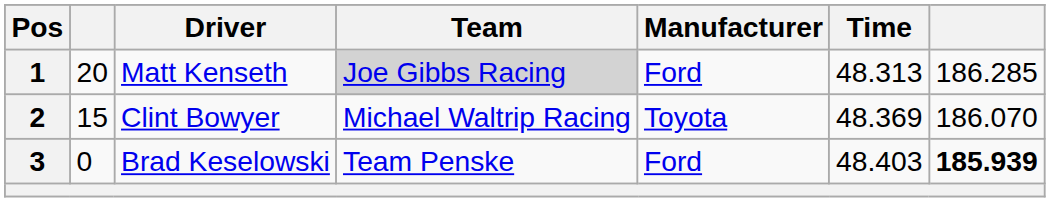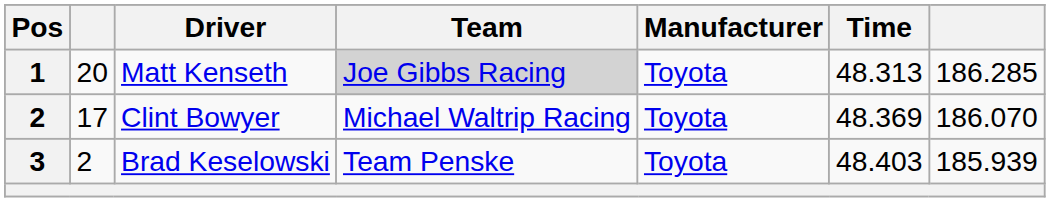(673, 72) Ford -> (686, 72) Toyota
(92, 117) 15 -> (92, 117) 17
(84, 162) 0 -> (84, 162) 2
(673, 162) Ford -> (686, 162) Toyota
(987, 162) bold -> (987, 162) normal
